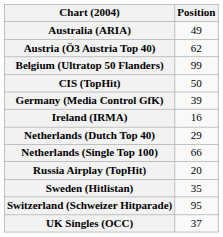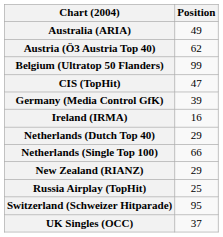(196, 83) 50 -> (196, 83) 47
+ row: (90, 170)
(196, 170) 20 -> (196, 188) 25
- row: (90, 188)
